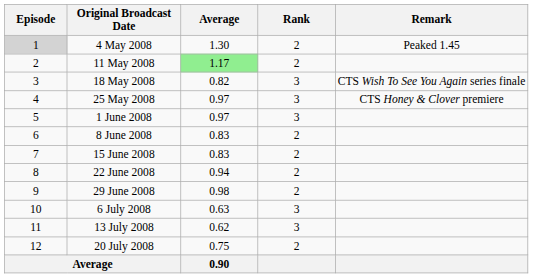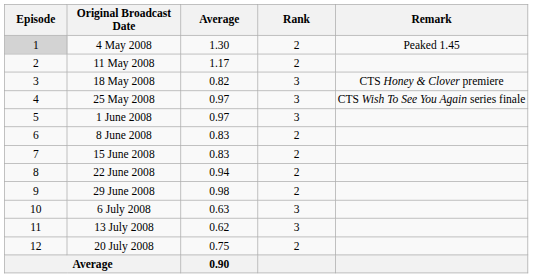(219, 63) lightgreen background -> (219, 63) no background
(432, 81) CTS Wish To See You Again series finale -> (432, 81) CTS Honey & Clover premiere
(432, 99) CTS Honey & Clover premiere -> (432, 99) CTS Wish To See You Again series finale
